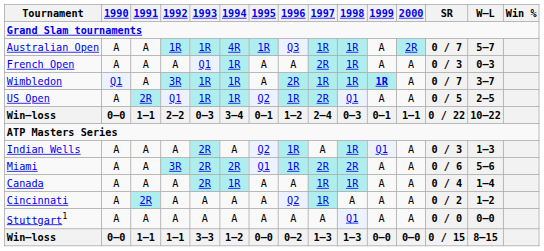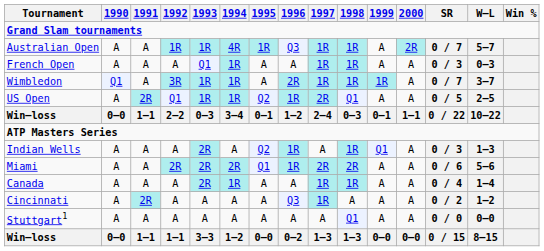(323, 64) 2R -> (323, 64) 1R
(382, 81) bold -> (382, 81) normal
(175, 166) 3R -> (175, 166) 2R
(293, 200) Q2 -> (293, 200) Q3
